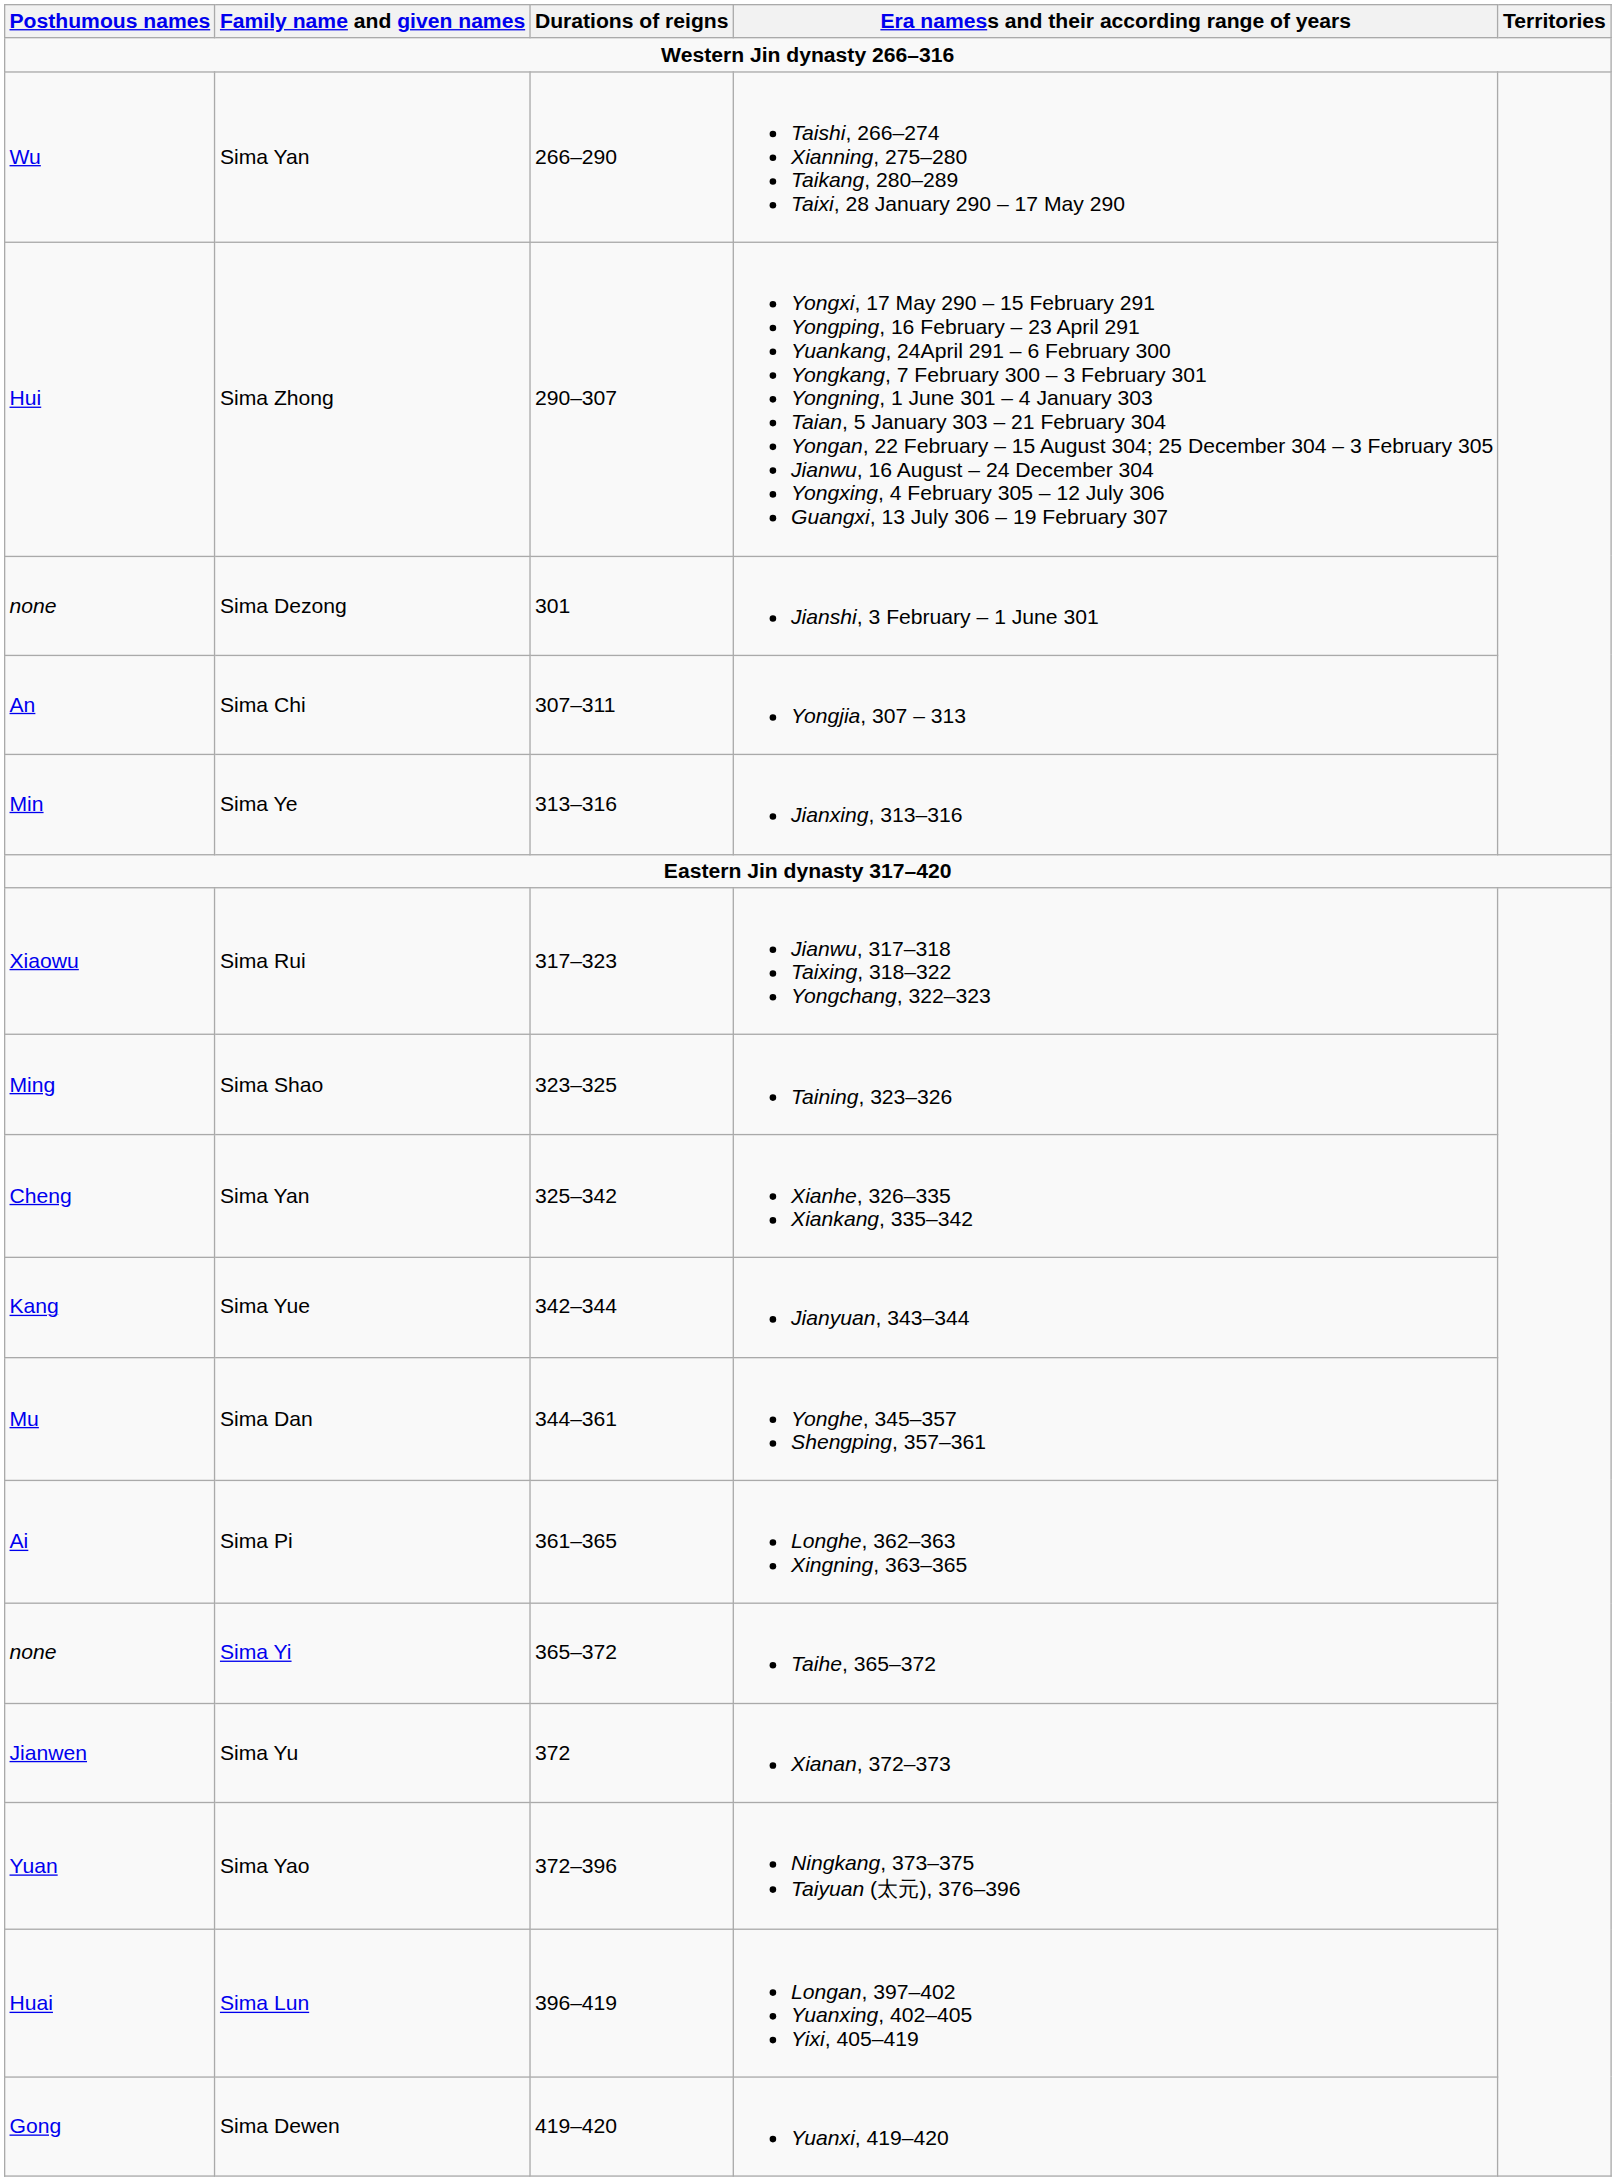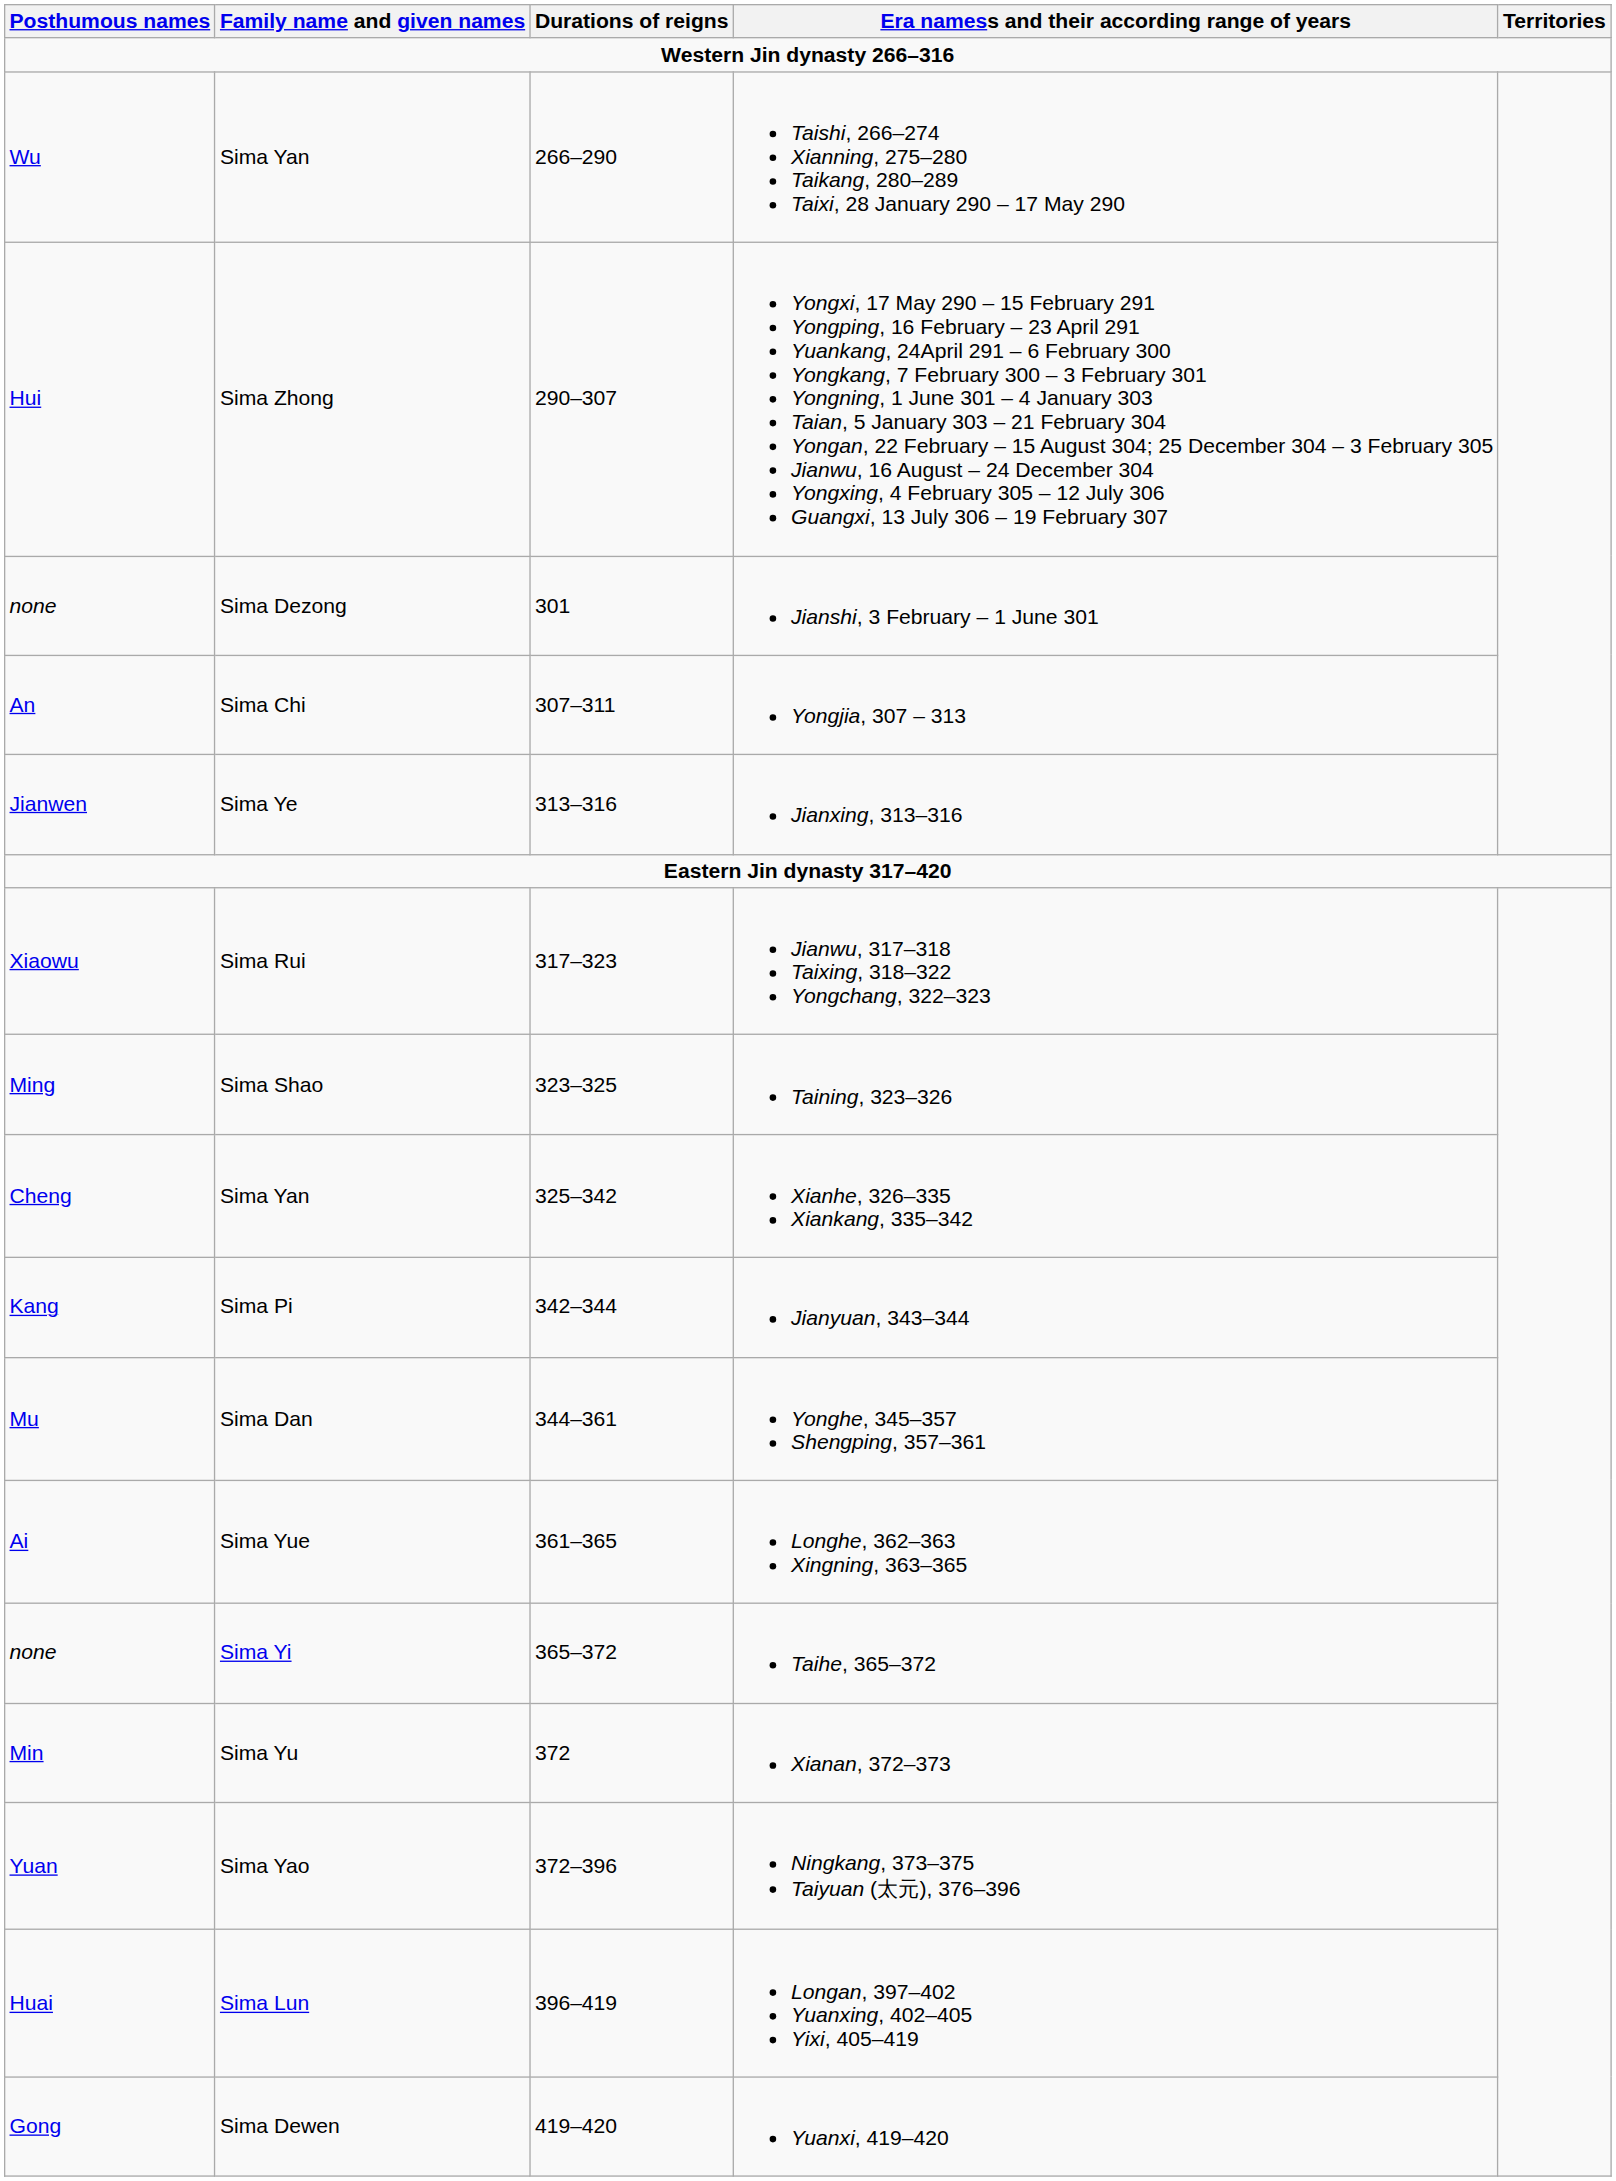(27, 804) Min -> (48, 804) Jianwen
(265, 1307) Sima Yue -> (256, 1307) Sima Pi
(256, 1541) Sima Pi -> (265, 1541) Sima Yue
(48, 1752) Jianwen -> (27, 1752) Min
